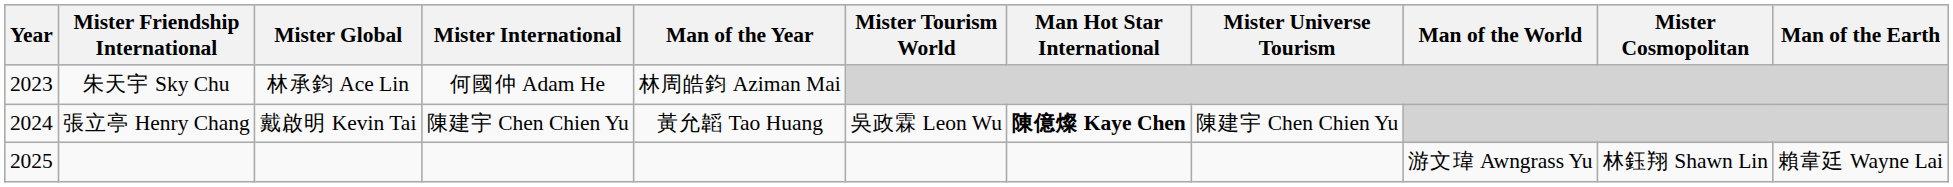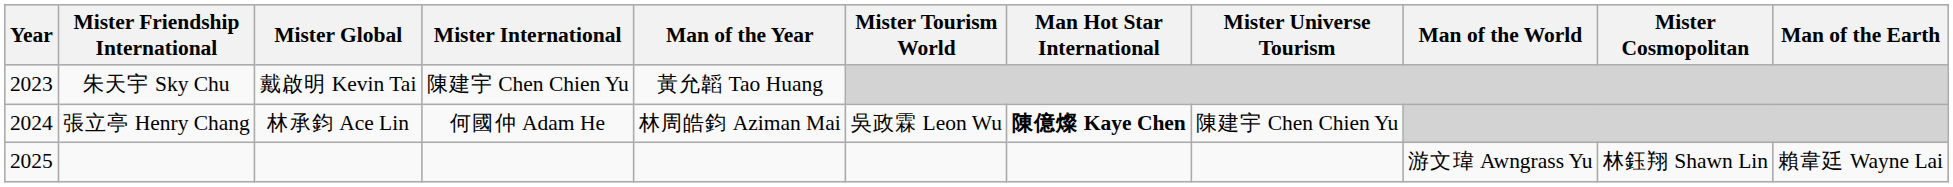(338, 84) 林承鈞 Ace Lin -> (338, 84) 戴啟明 Kevin Tai
(528, 84) 何國仲 Adam He -> (528, 84) 陳建宇 Chen Chien Yu
(740, 84) 林周皓鈞 Aziman Mai -> (740, 84) 黃允韜 Tao Huang
(338, 122) 戴啟明 Kevin Tai -> (338, 122) 林承鈞 Ace Lin
(528, 122) 陳建宇 Chen Chien Yu -> (528, 122) 何國仲 Adam He
(740, 122) 黃允韜 Tao Huang -> (740, 122) 林周皓鈞 Aziman Mai
